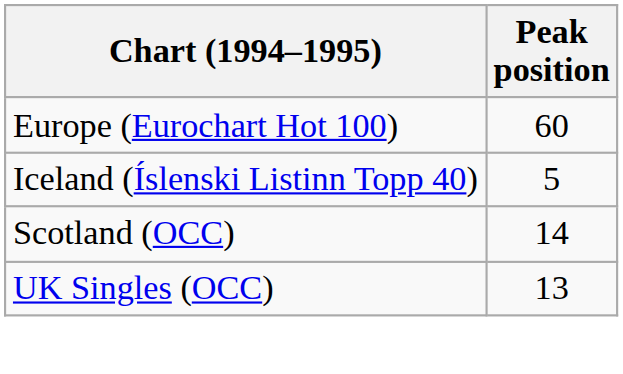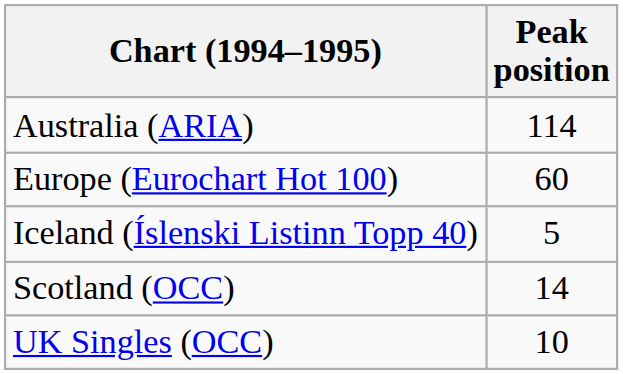+ row: (133, 124)
(552, 287) 13 -> (552, 341) 10
